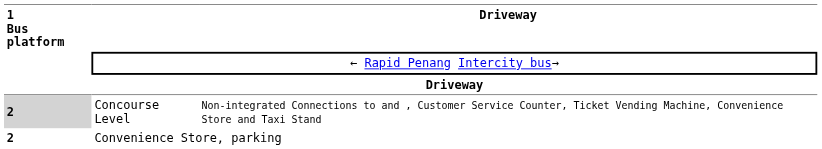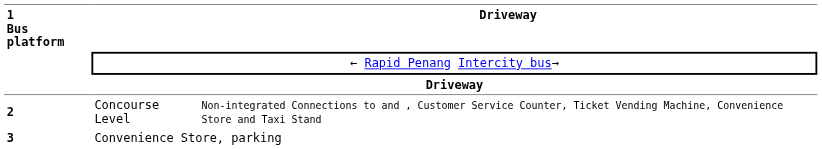(10, 112) lightgrey background -> (10, 112) no background
(10, 138) 2 -> (10, 138) 3
